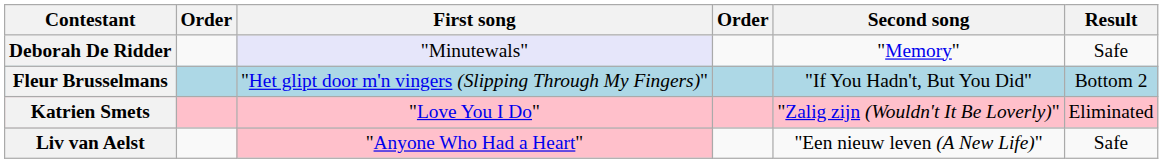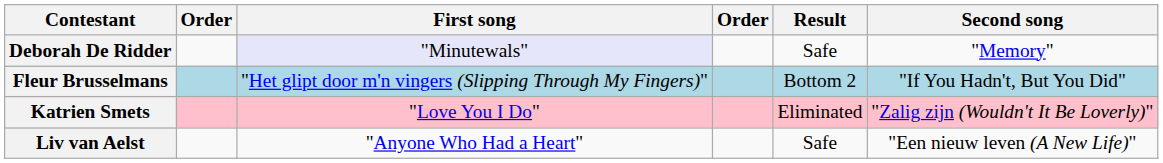columns swapped: (919, 19) <-> (1111, 19)
(474, 142) pink background -> (474, 142) no background
